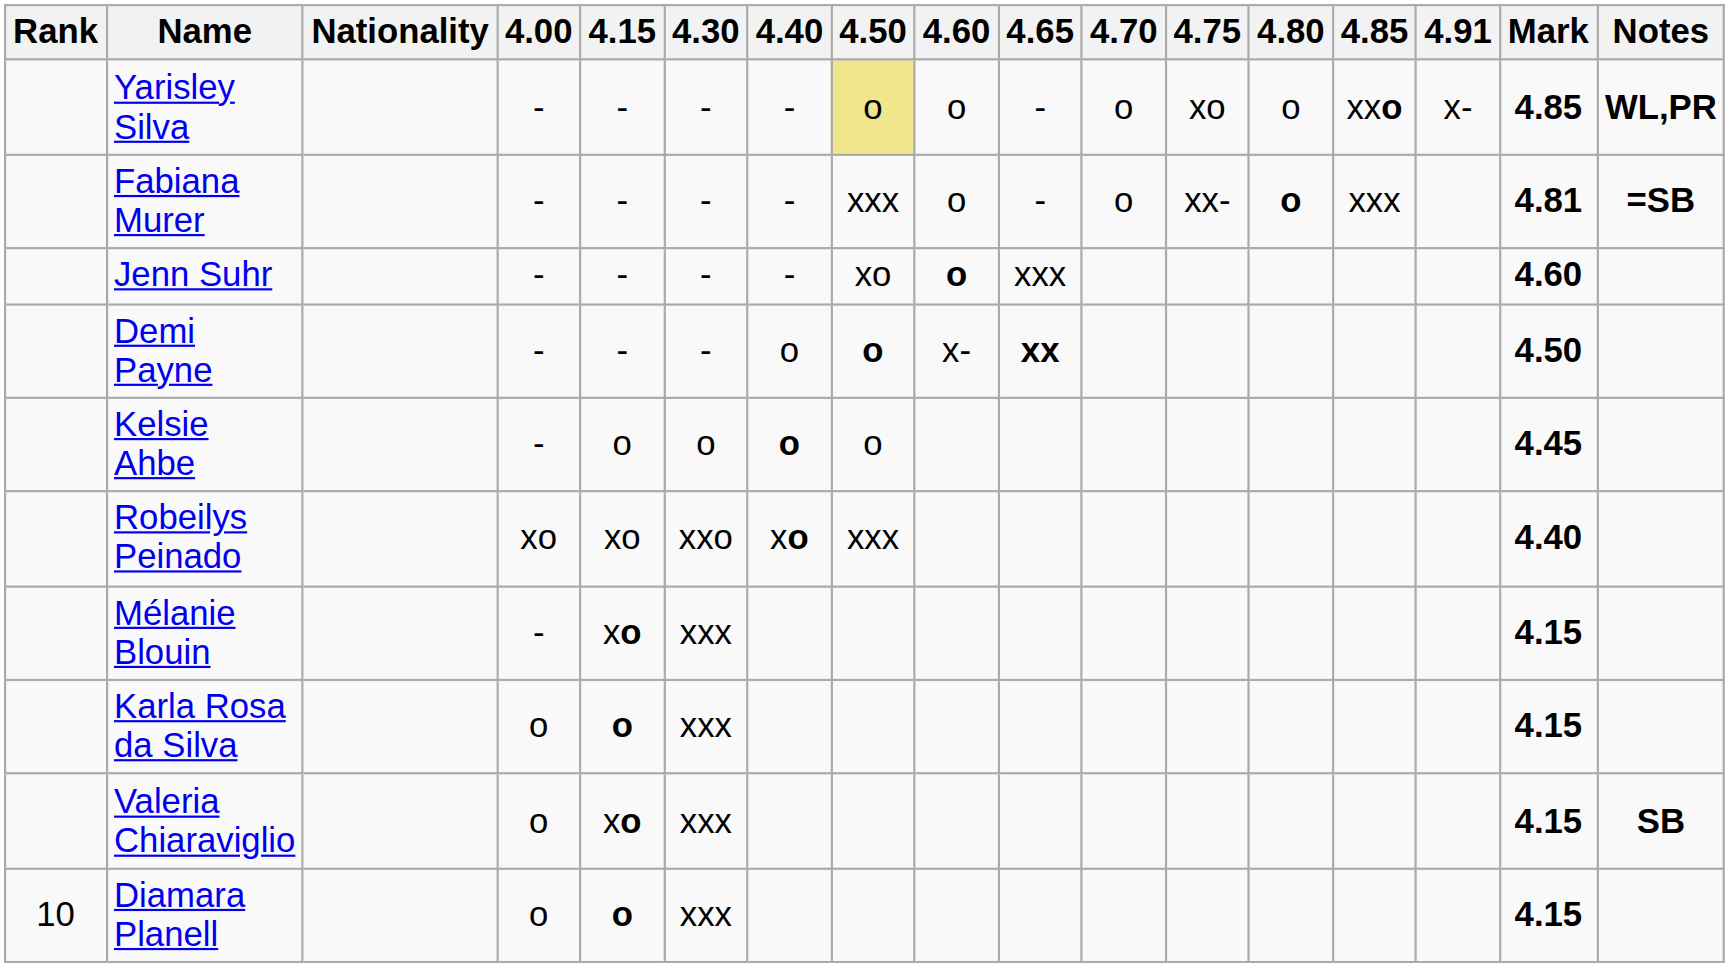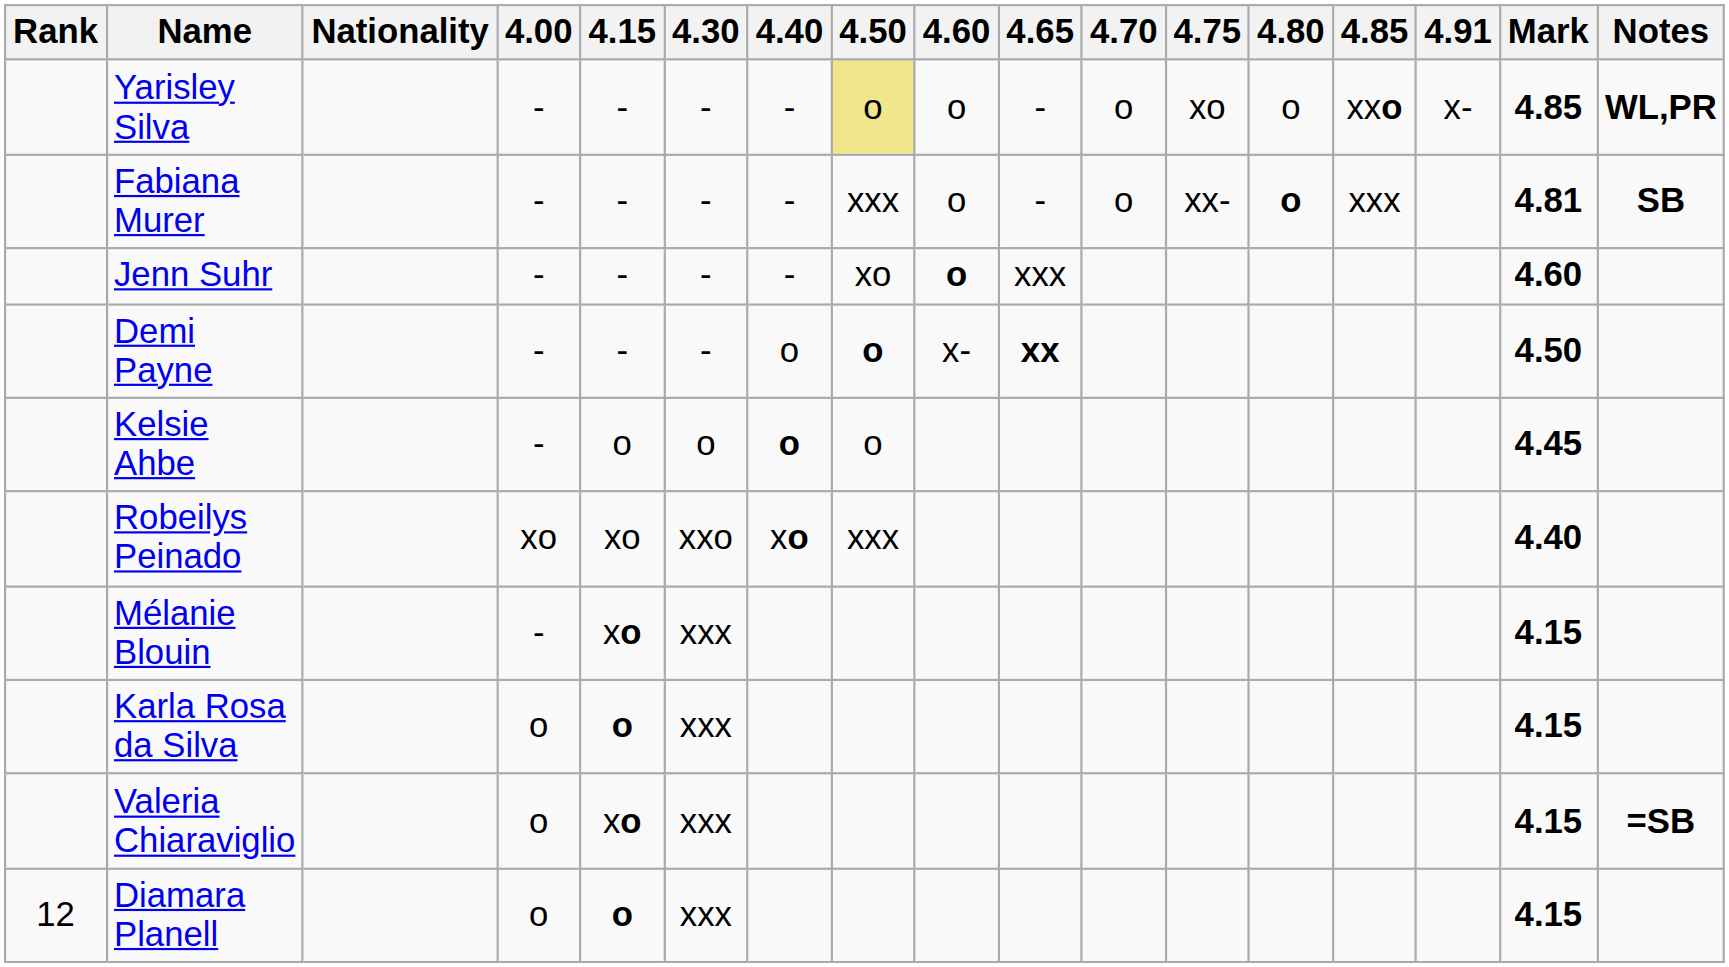(1661, 200) =SB -> (1661, 200) SB
(1661, 820) SB -> (1661, 820) =SB
(56, 914) 10 -> (56, 914) 12
